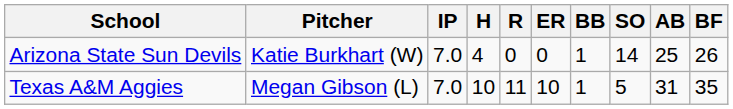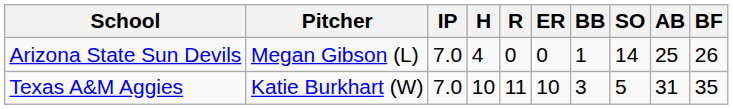(337, 54) Katie Burkhart (W) -> (335, 54) Megan Gibson (L)
(335, 87) Megan Gibson (L) -> (337, 87) Katie Burkhart (W)
(581, 87) 1 -> (581, 87) 3
